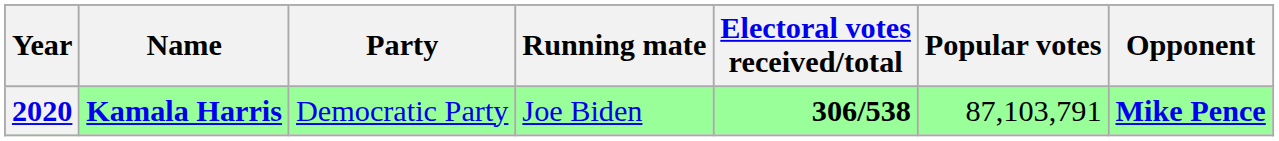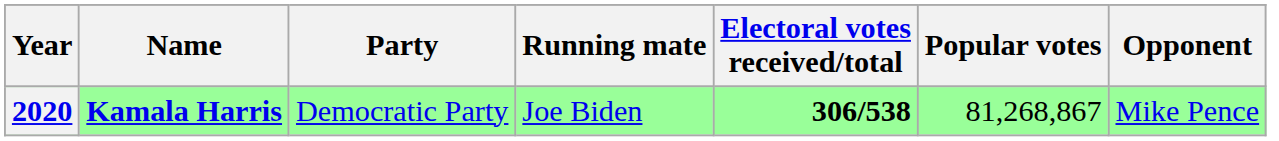(1034, 110) 87,103,791 -> (1034, 110) 81,268,867
(1191, 110) bold -> (1187, 110) normal
